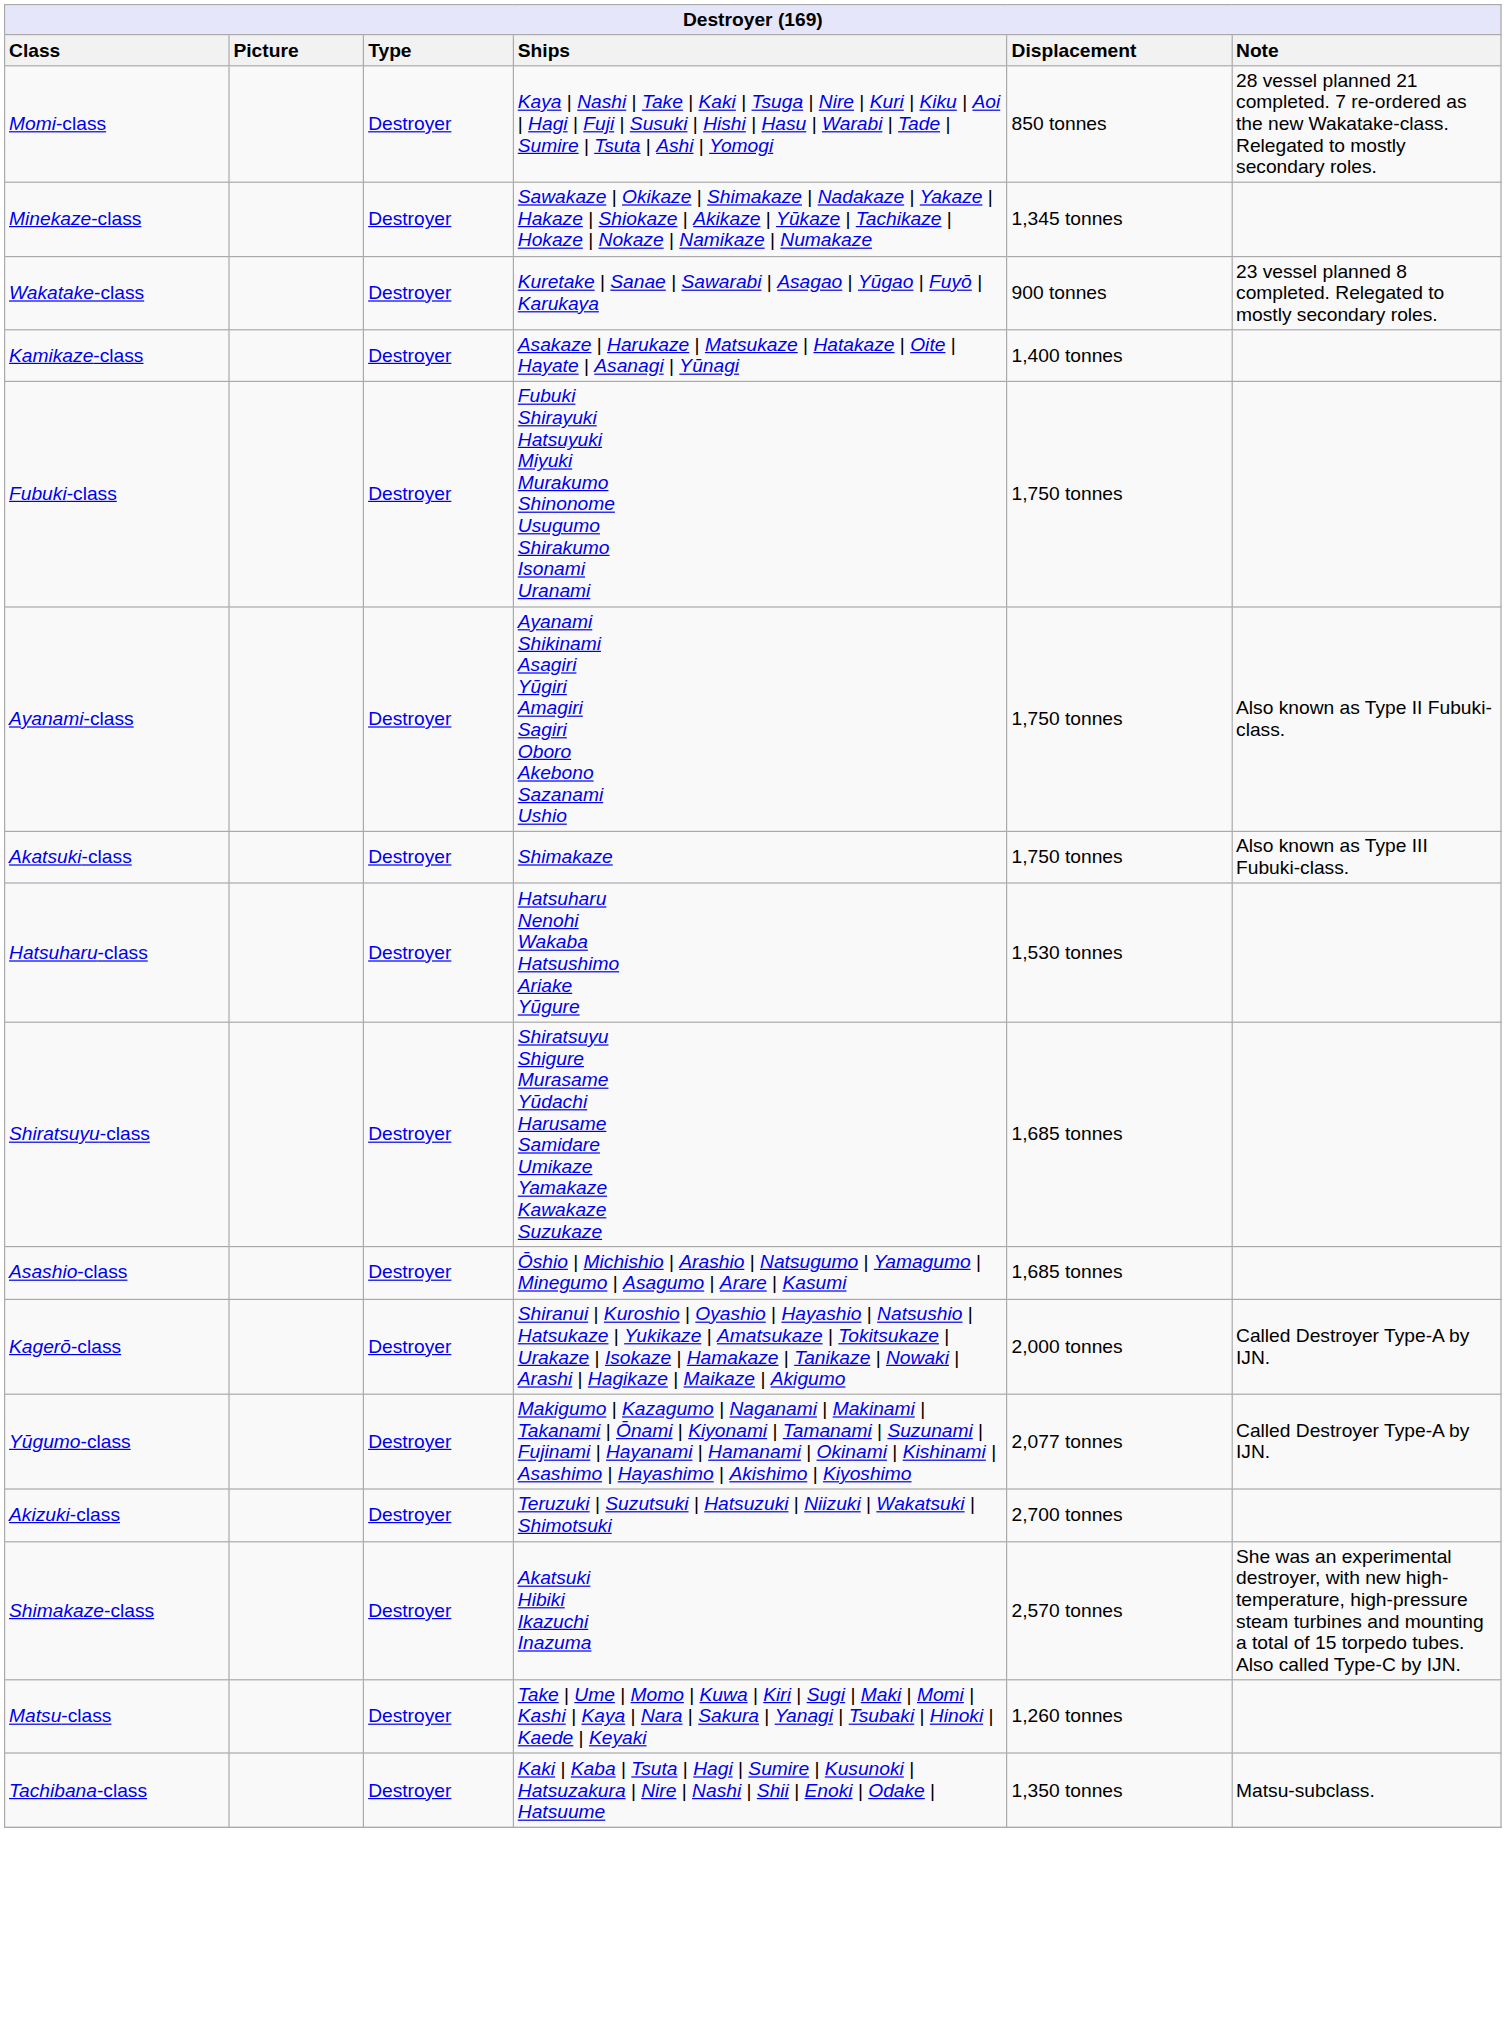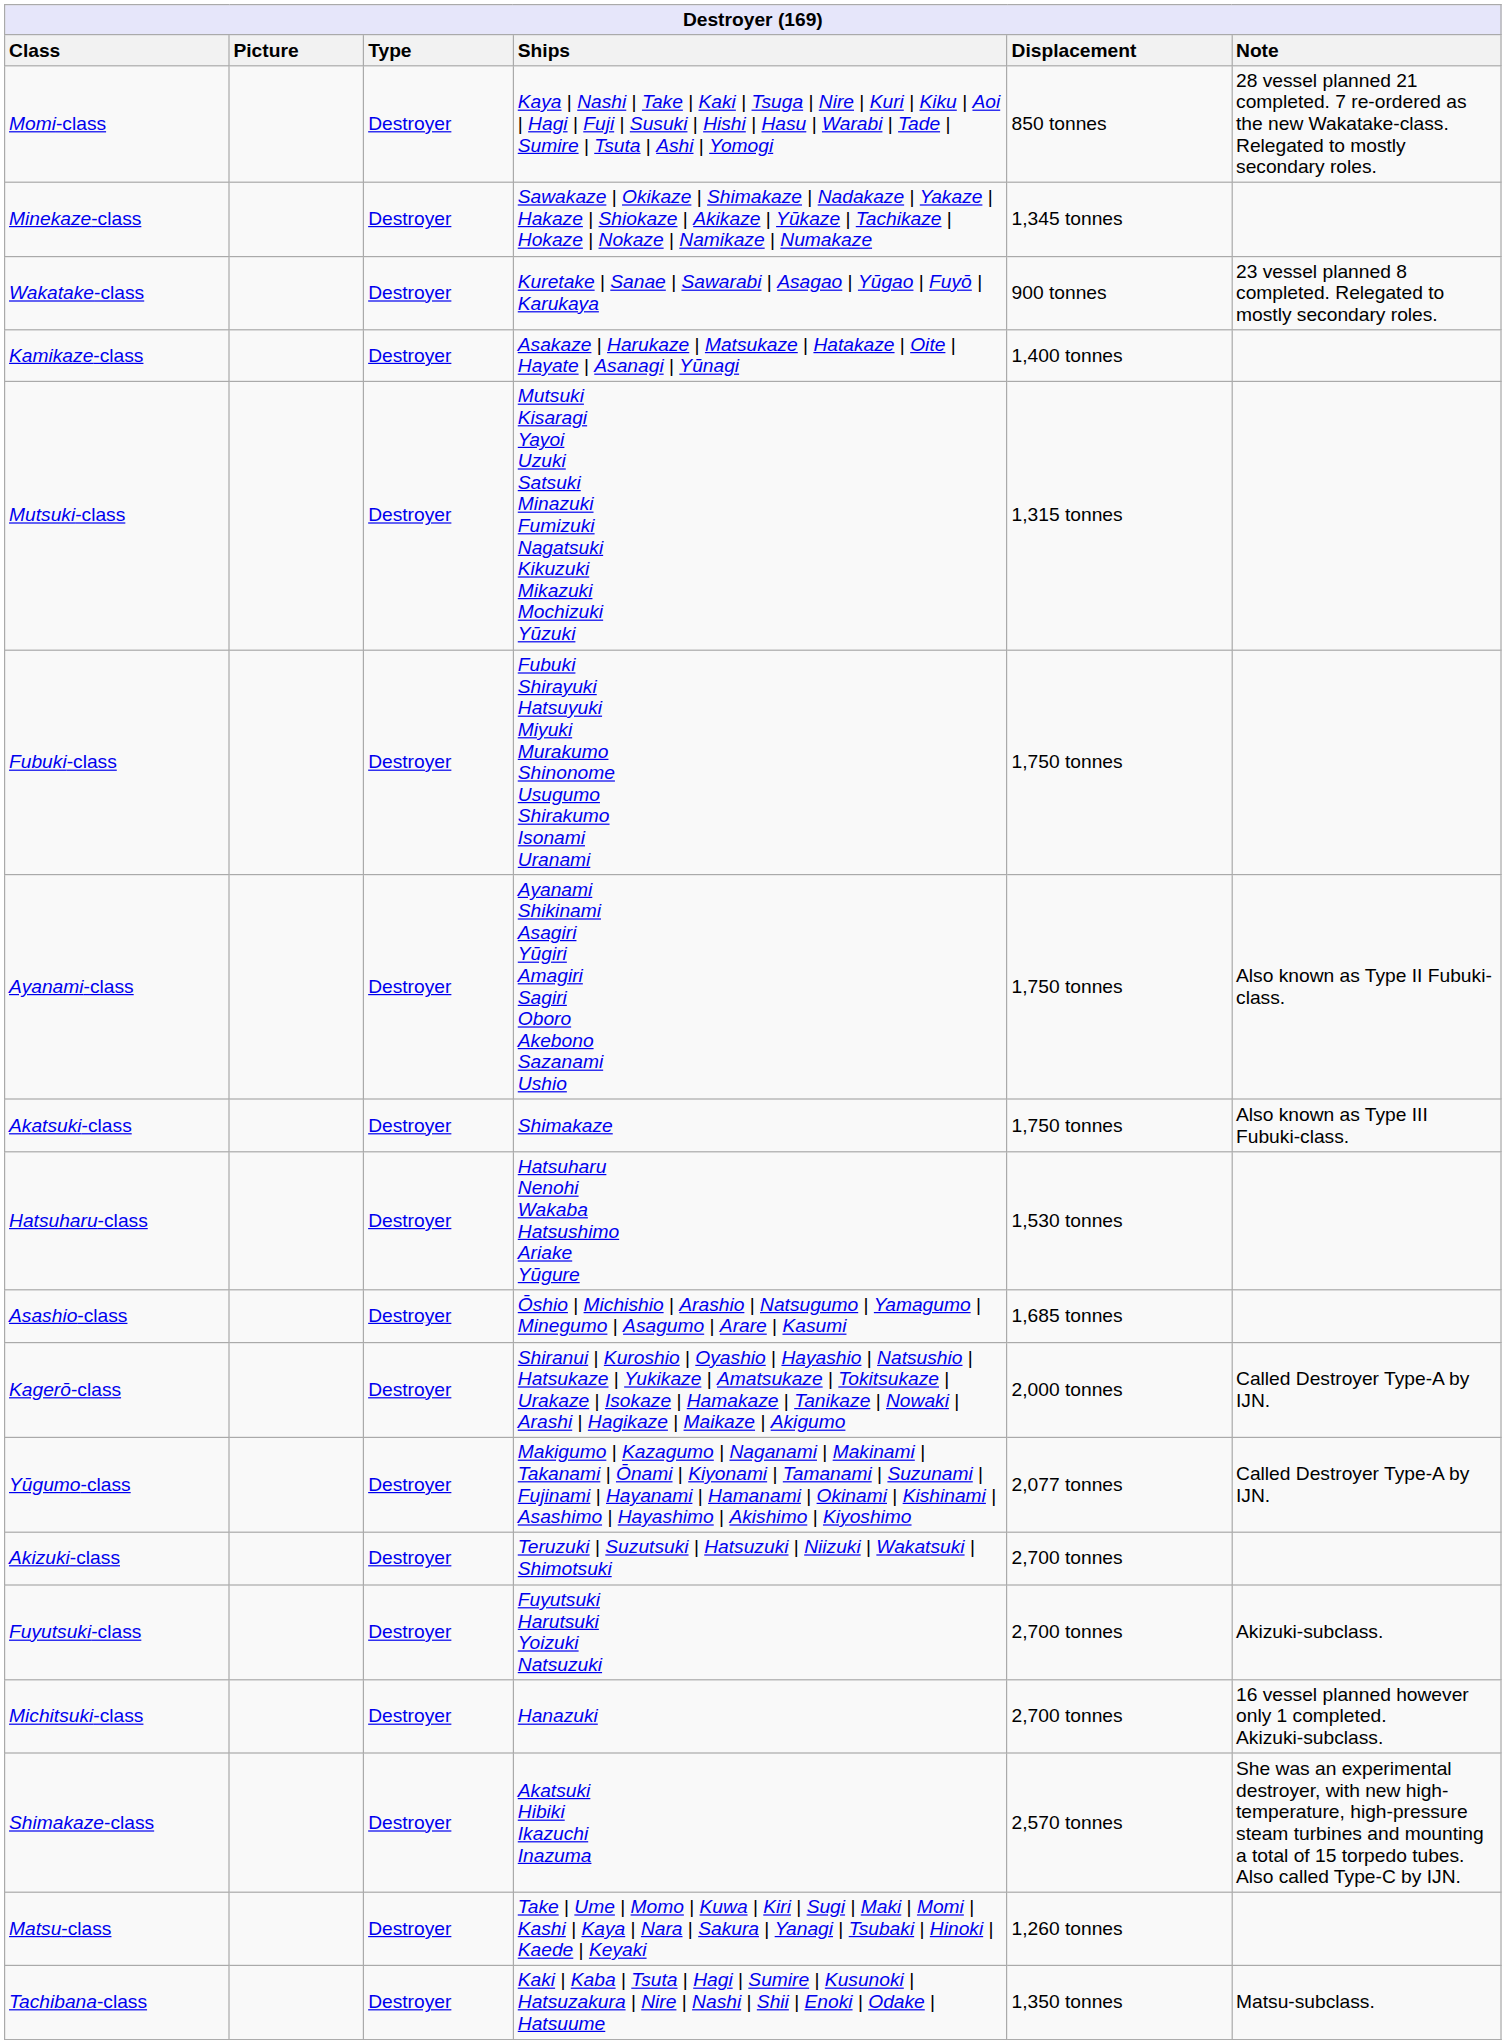+ row: (67, 515)
- row: (79, 1134)
+ row: (75, 1632)
+ row: (76, 1716)
